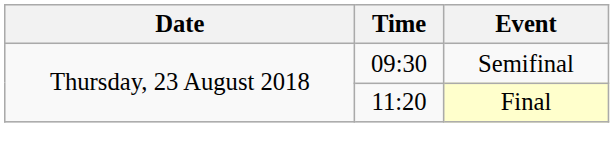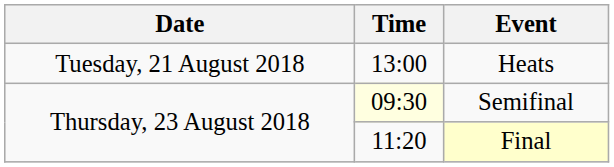+ row: (526, 63)
(399, 63) no background -> (399, 102) lightyellow background
